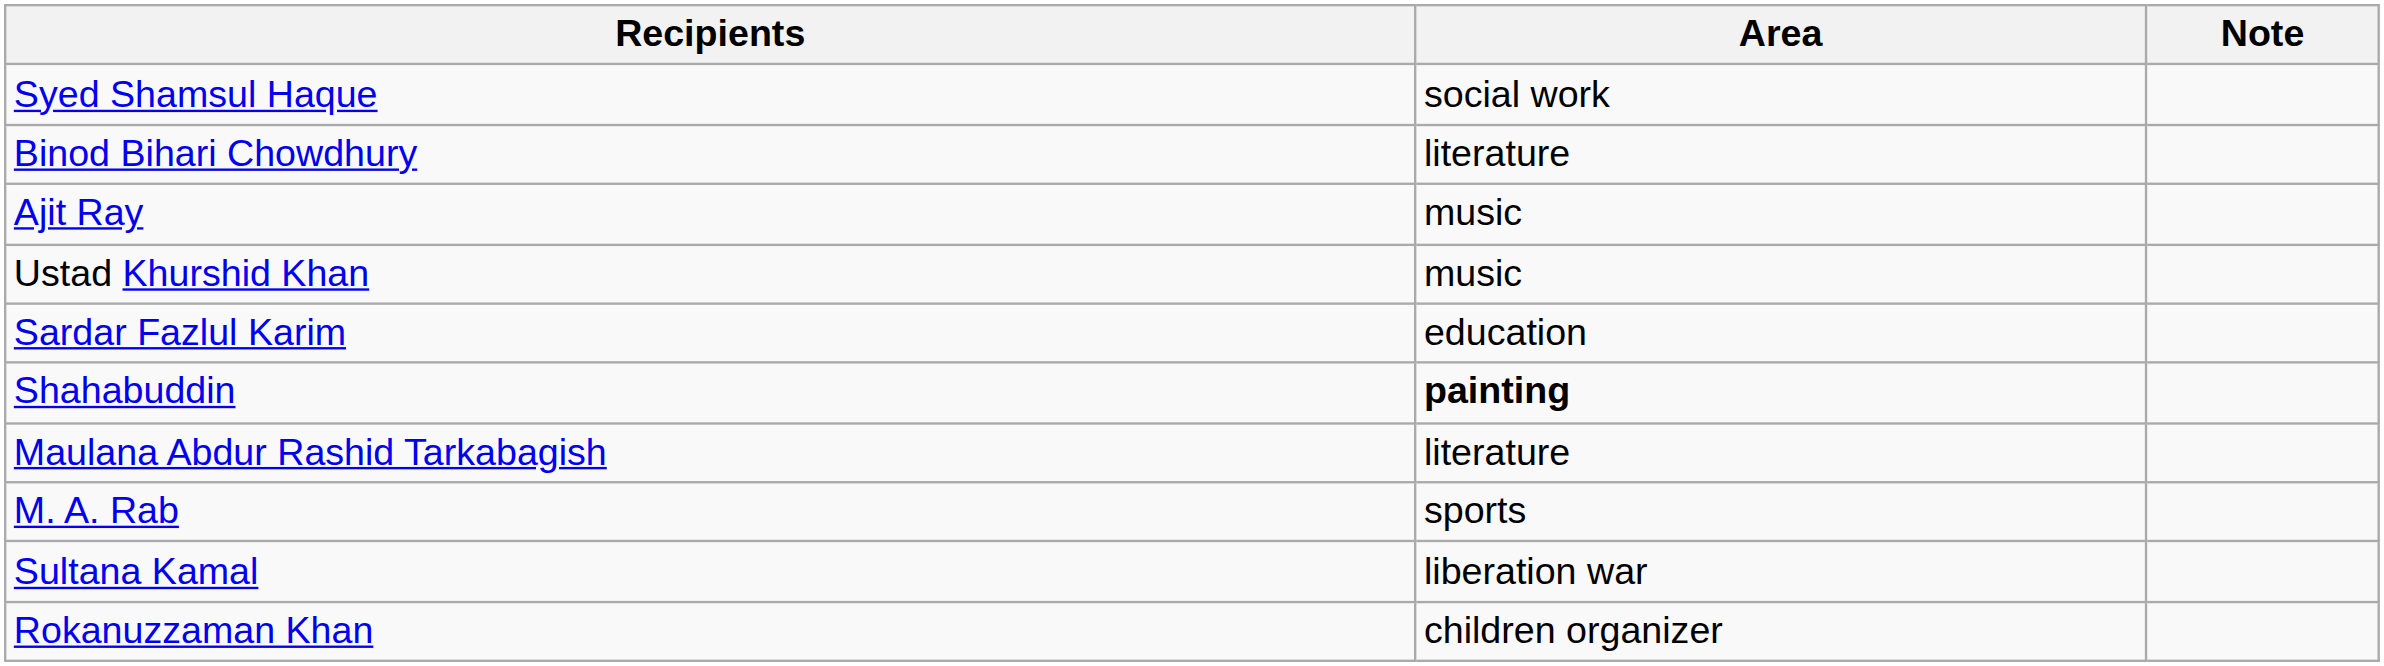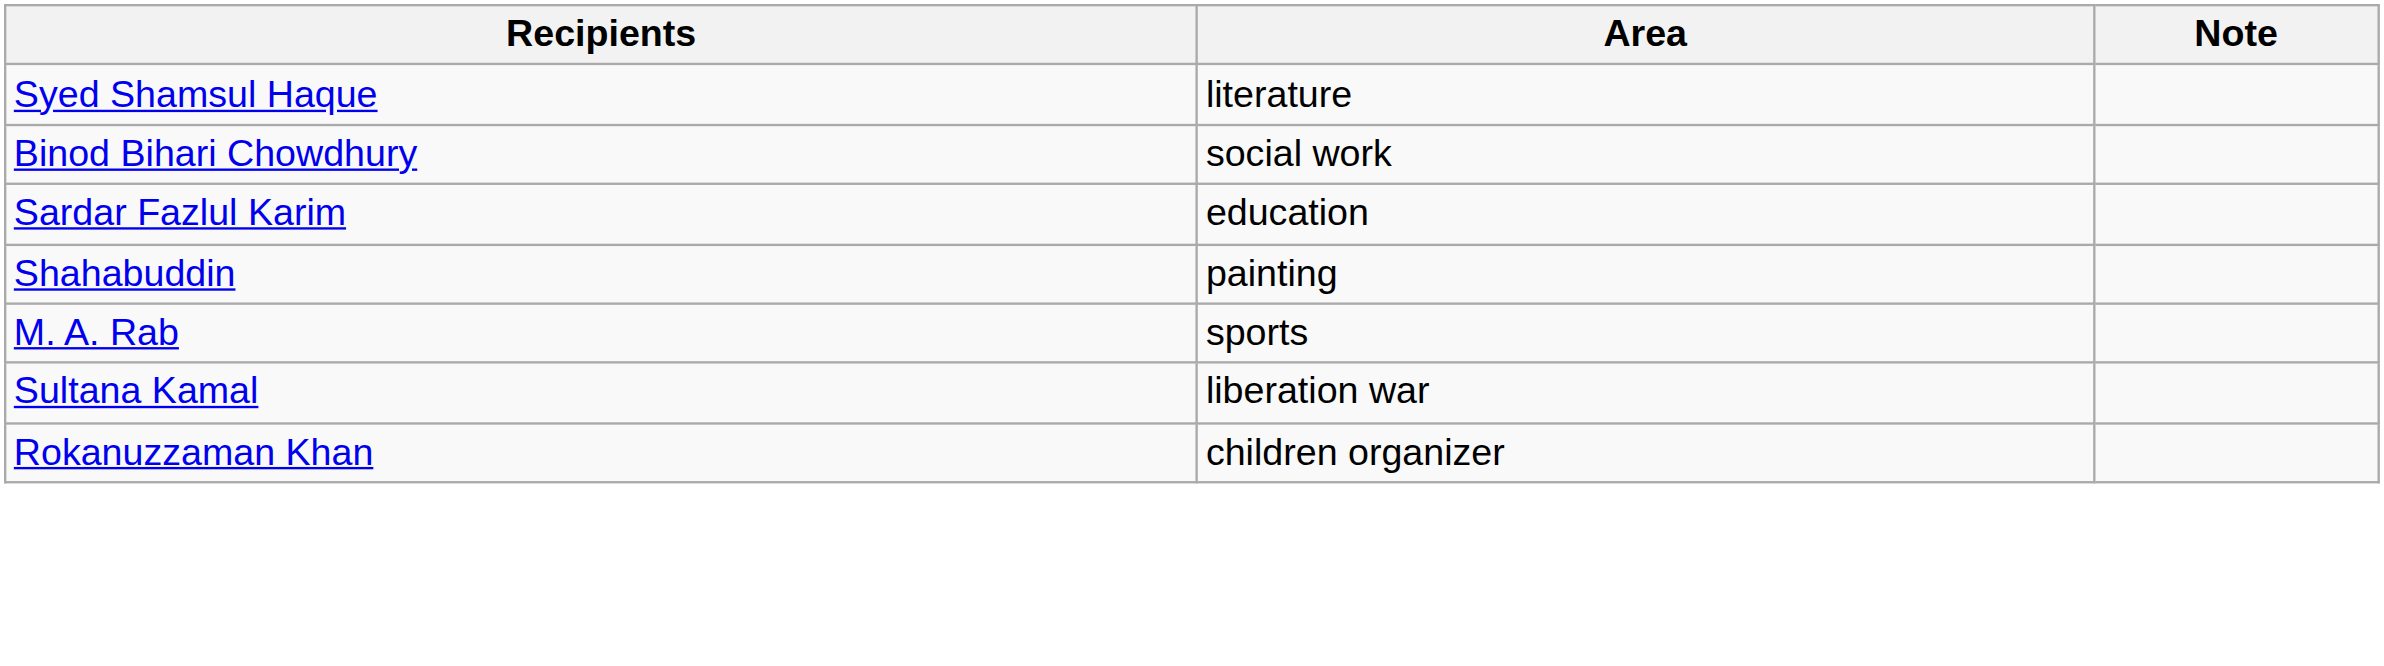(1517, 93) social work -> (1279, 93) literature
(1497, 153) literature -> (1299, 153) social work
- row: (79, 213)
- row: (192, 272)
(1497, 392) bold -> (1272, 272) normal
- row: (310, 451)
